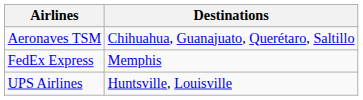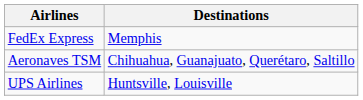rows swapped: (54, 38) <-> (51, 60)
